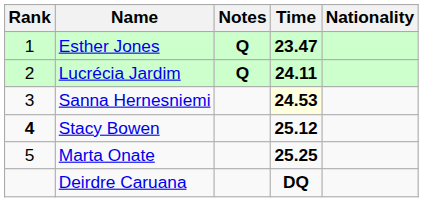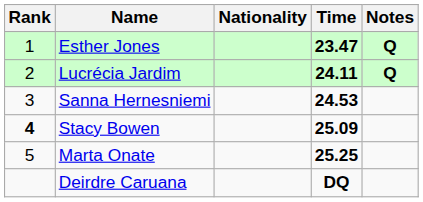columns swapped: (370, 18) <-> (242, 18)
(296, 100) lightyellow background -> (336, 100) no background
(296, 127) 25.12 -> (336, 127) 25.09
